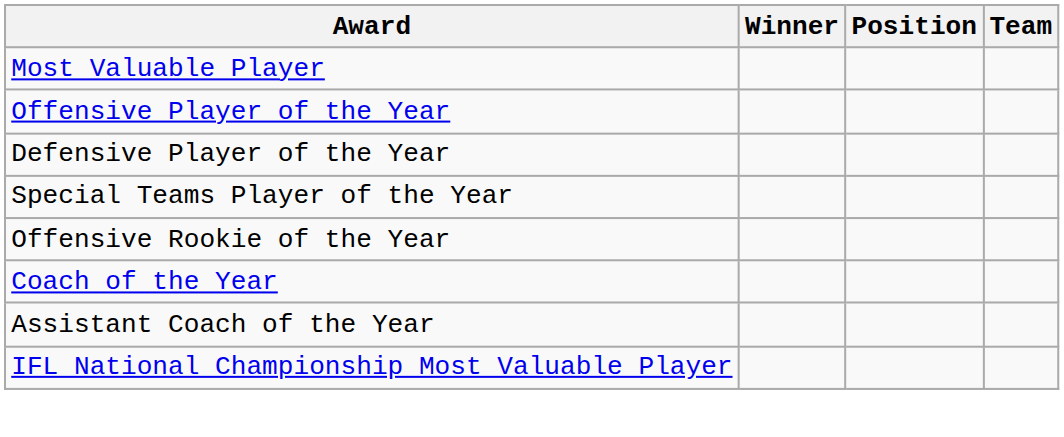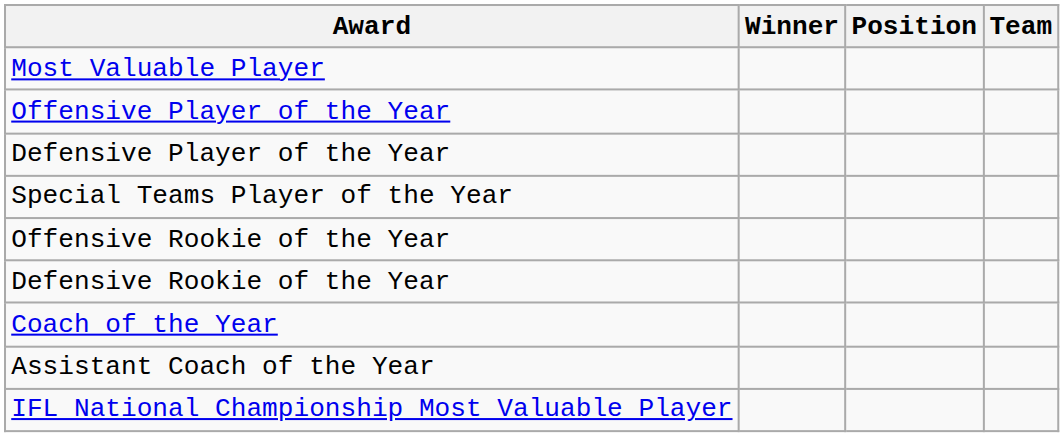+ row: (231, 282)
